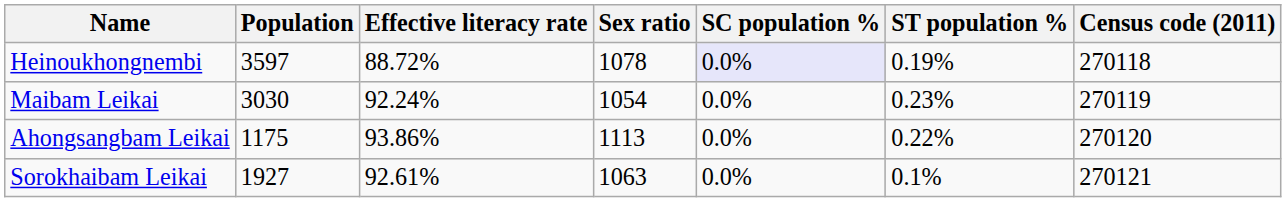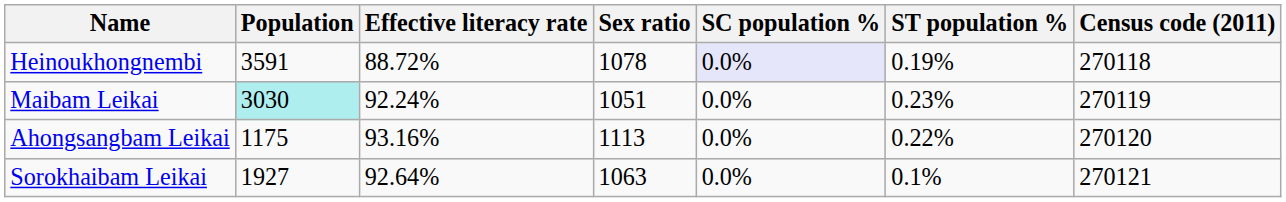(265, 61) 3597 -> (265, 61) 3591
(265, 100) no background -> (265, 100) paleturquoise background
(623, 100) 1054 -> (623, 100) 1051
(402, 138) 93.86% -> (402, 138) 93.16%
(402, 176) 92.61% -> (402, 176) 92.64%
